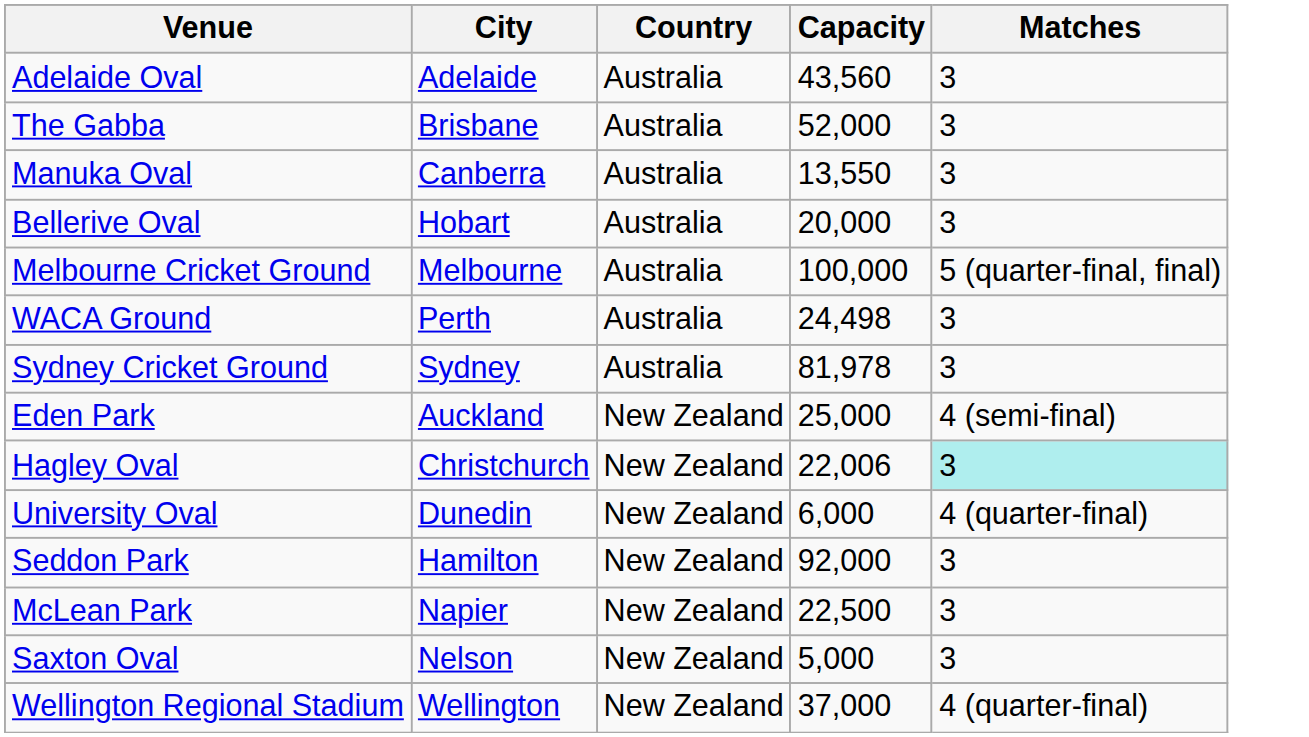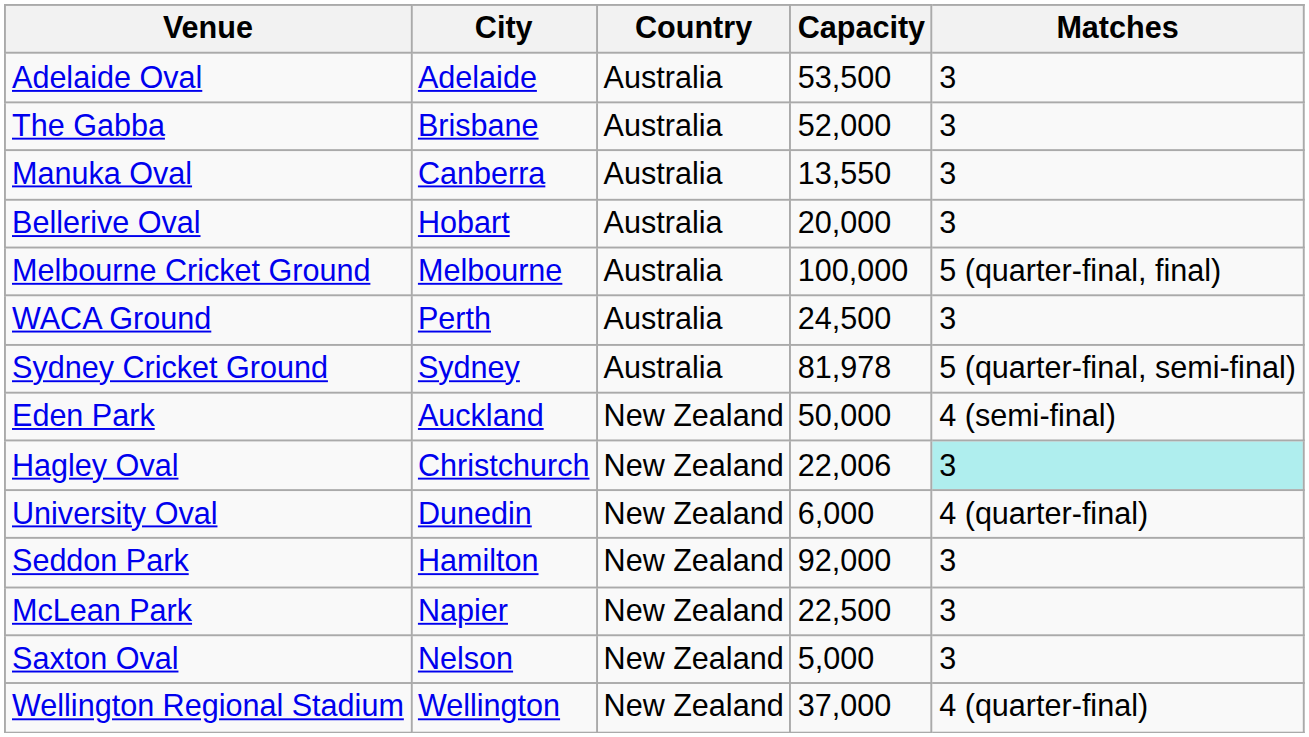(844, 77) 43,560 -> (844, 77) 53,500
(844, 319) 24,498 -> (844, 319) 24,500
(948, 367) 3 -> (1118, 367) 5 (quarter-final, semi-final)
(844, 416) 25,000 -> (844, 416) 50,000
